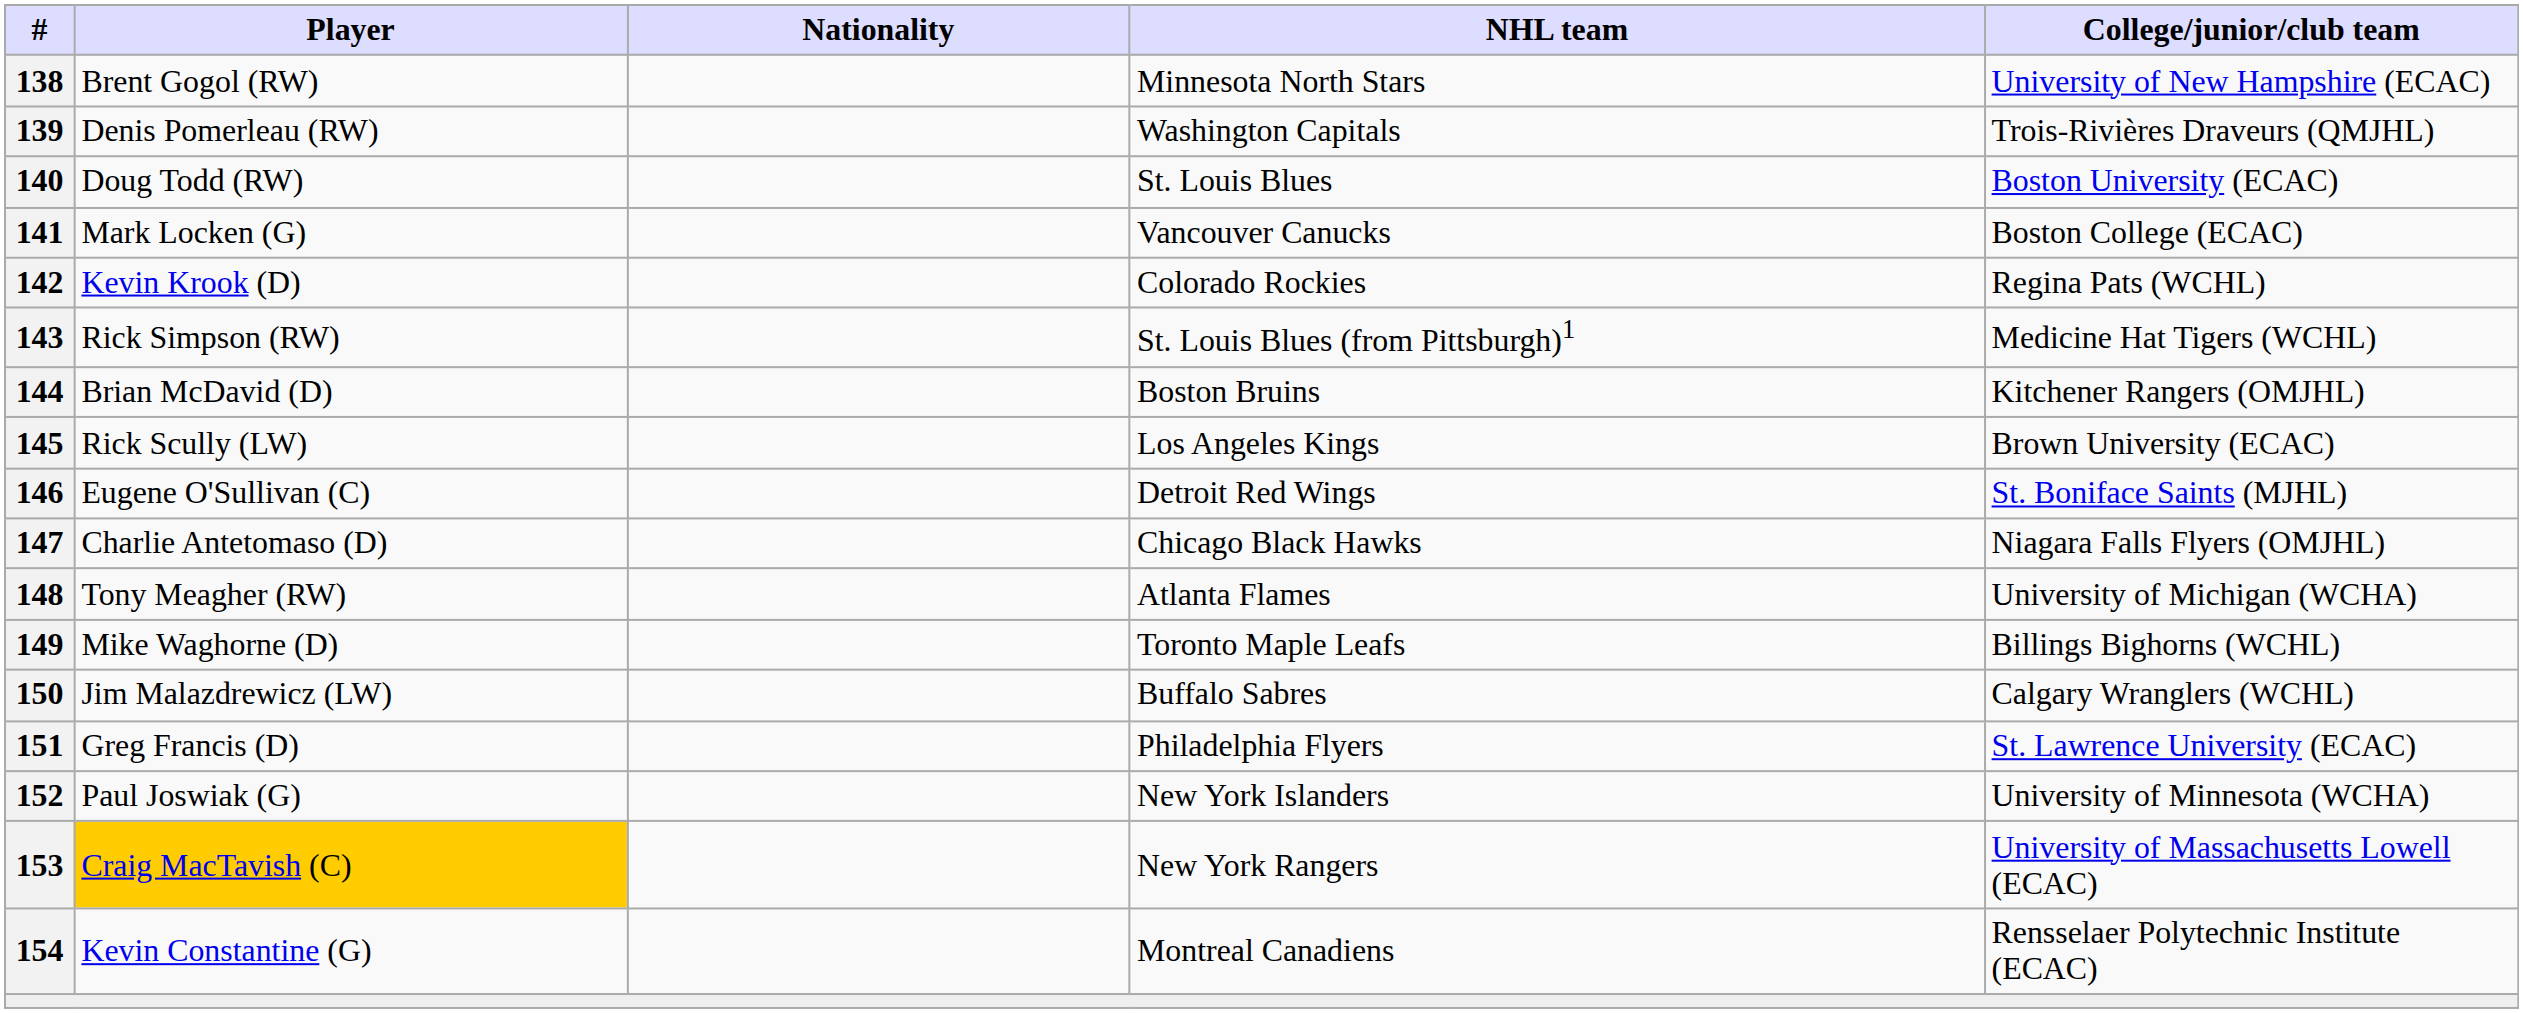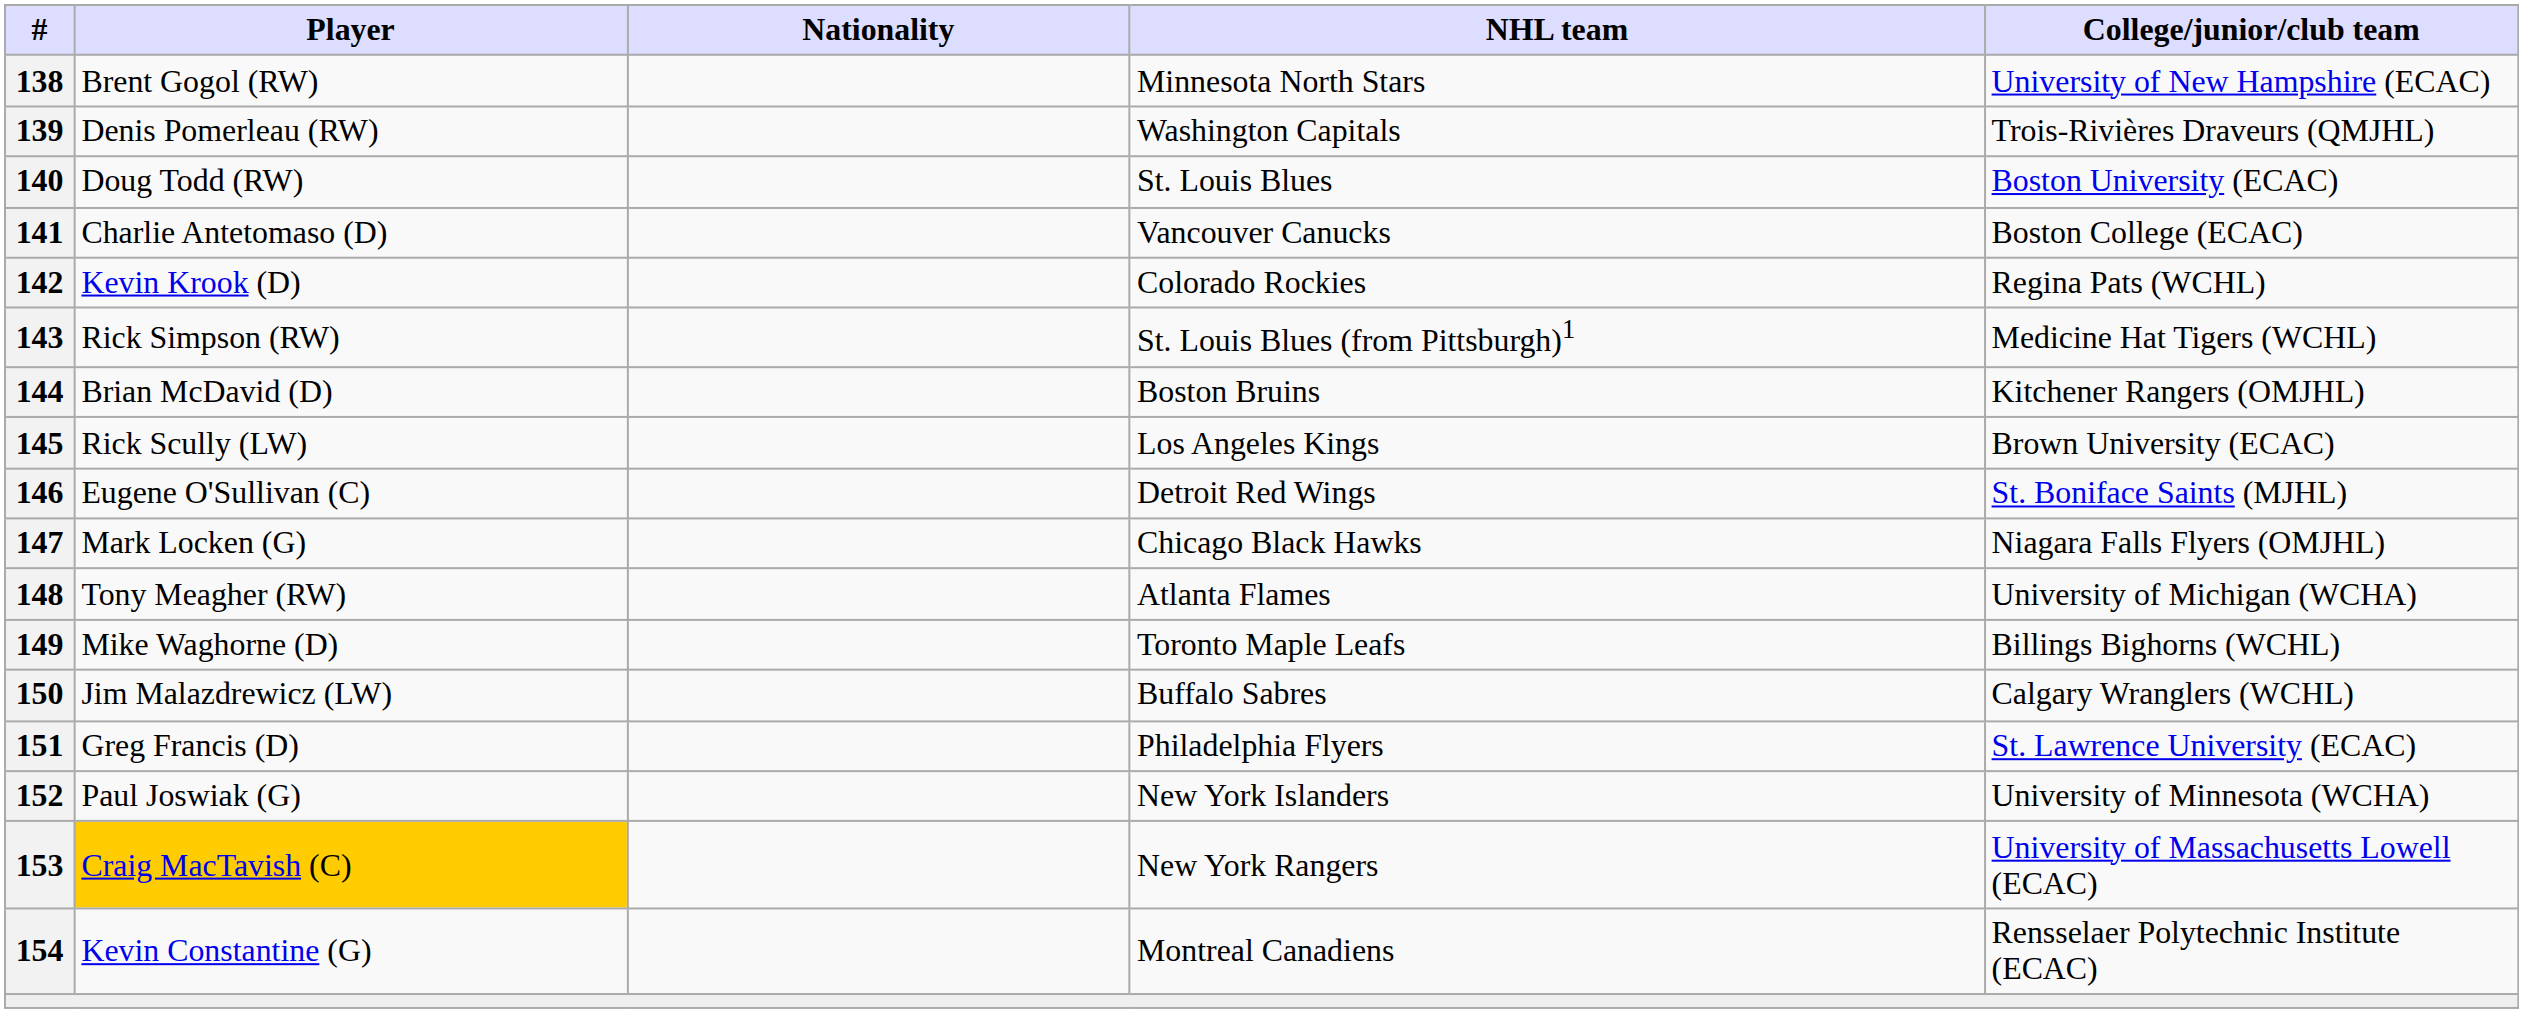(194, 231) Mark Locken (G) -> (234, 231) Charlie Antetomaso (D)
(234, 543) Charlie Antetomaso (D) -> (194, 543) Mark Locken (G)
